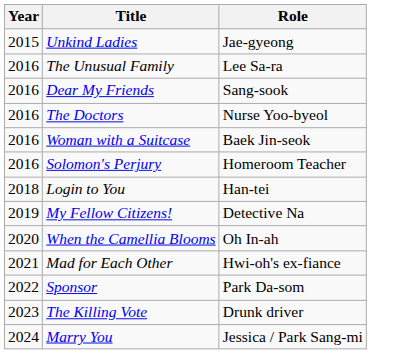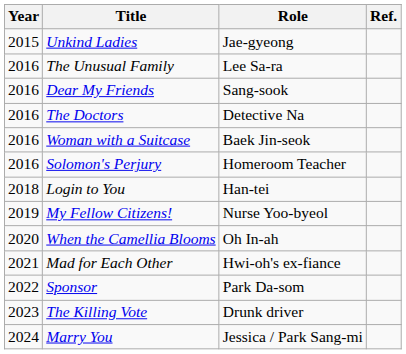+ column: (384, 16)
(275, 115) Nurse Yoo-byeol -> (264, 115) Detective Na
(264, 213) Detective Na -> (275, 213) Nurse Yoo-byeol
